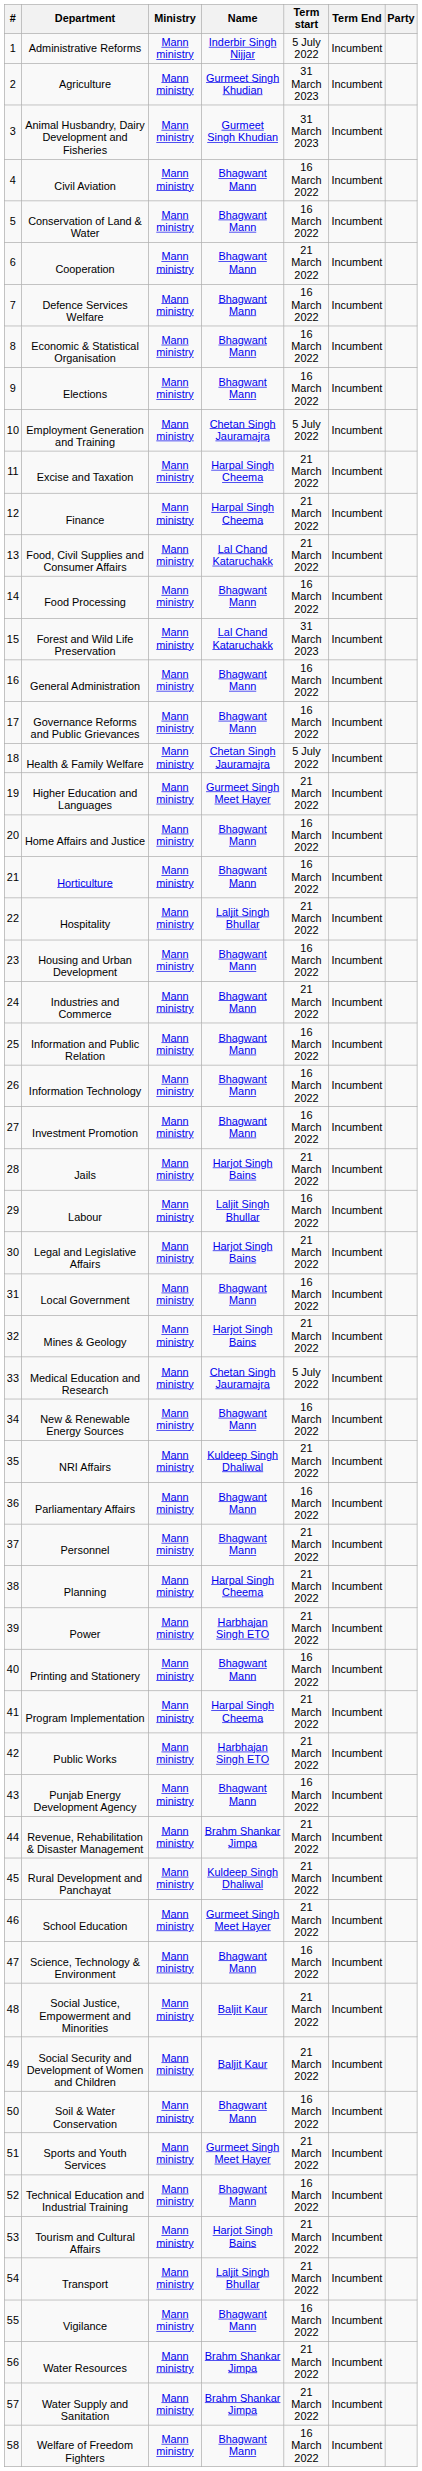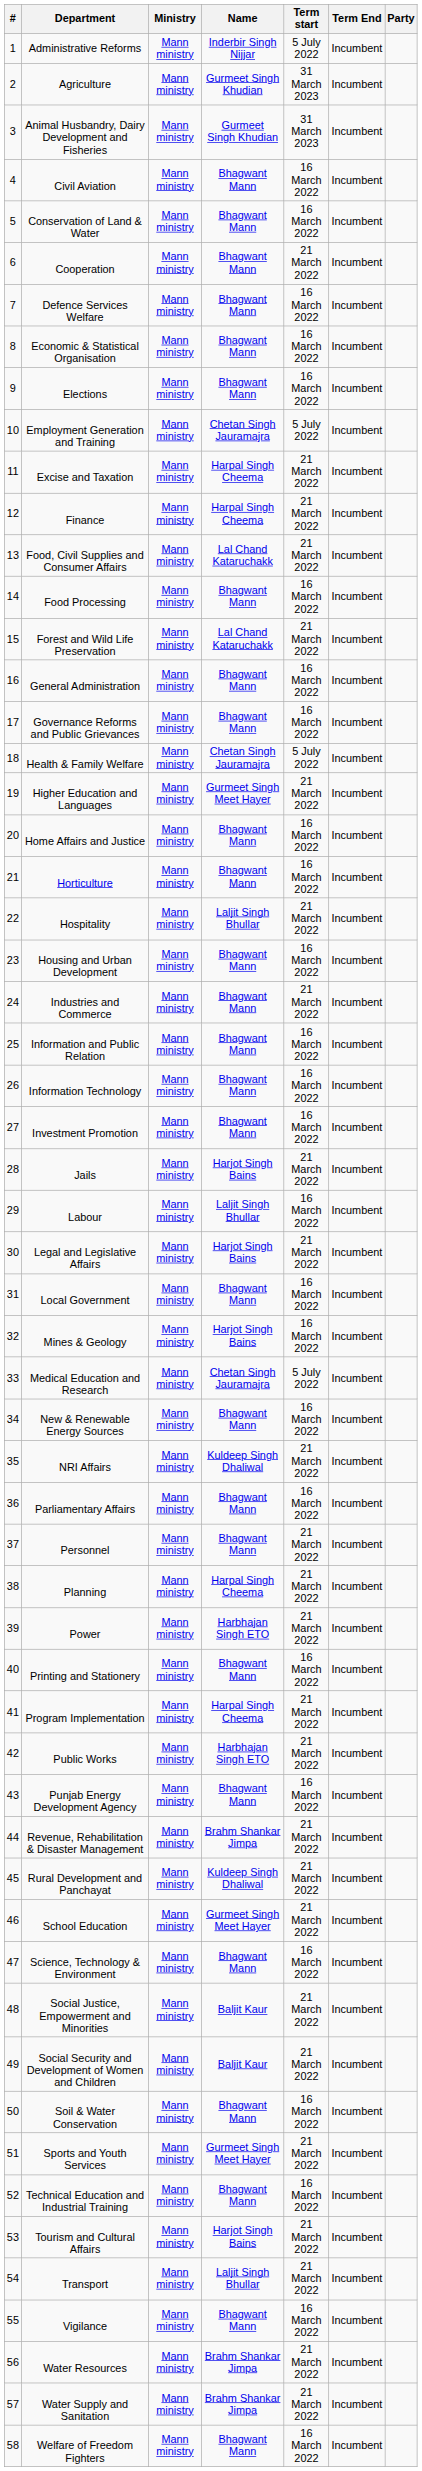(306, 639) 31 March 2023 -> (306, 639) 21 March 2022
(306, 1336) 21 March 2022 -> (306, 1336) 16 March 2022
